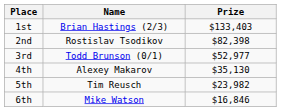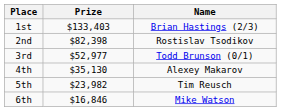columns swapped: (114, 12) <-> (231, 12)
